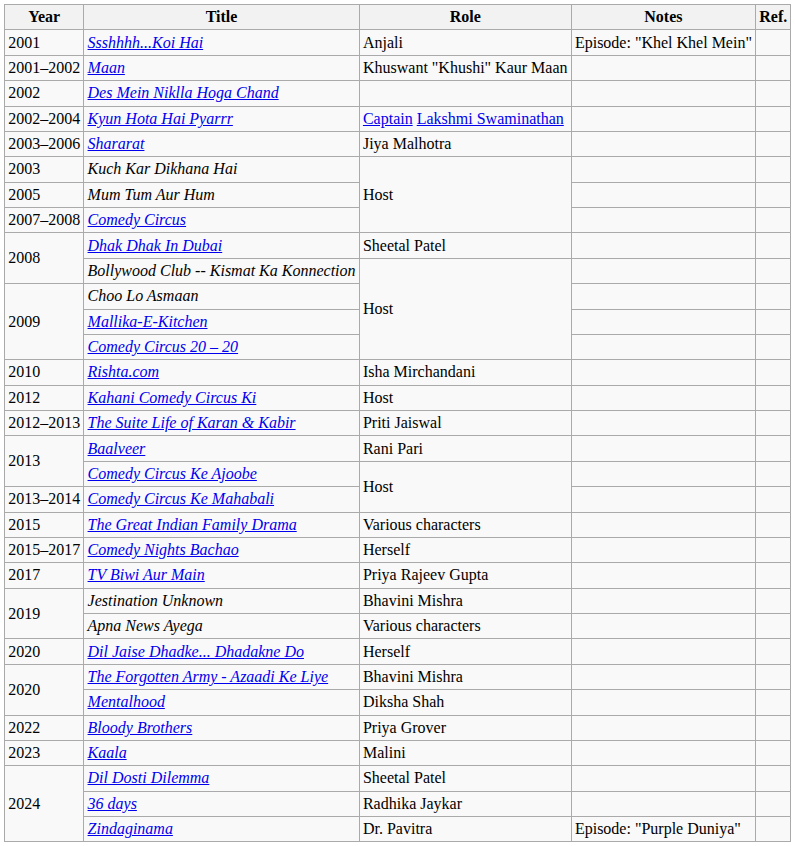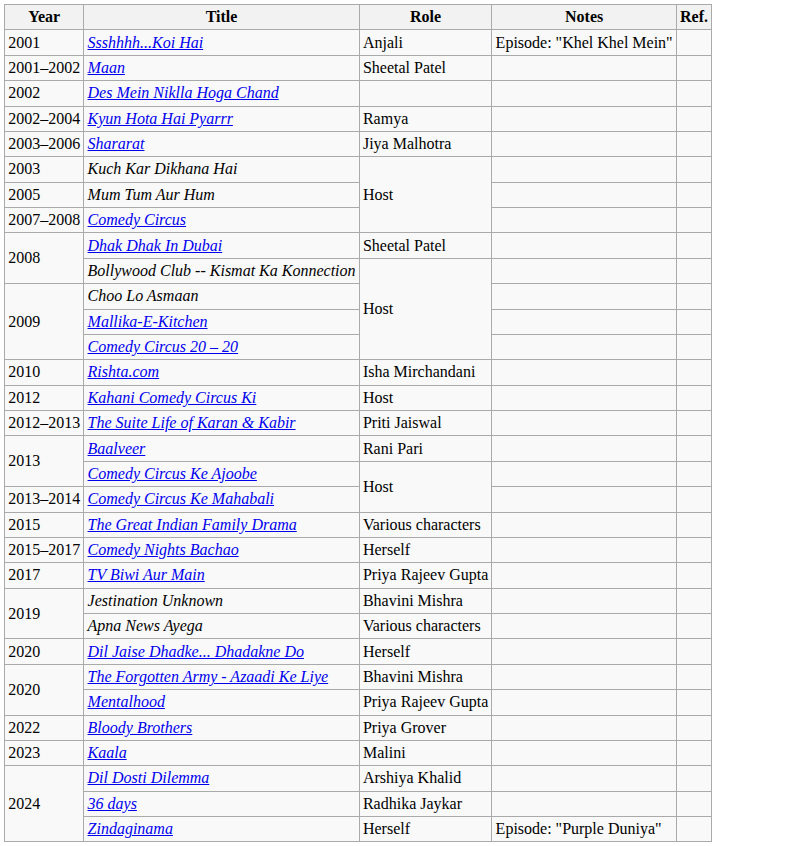(465, 67) Khuswant "Khushi" Kaur Maan -> (404, 67) Sheetal Patel
(463, 118) Captain Lakshmi Swaminathan -> (386, 118) Ramya
(404, 702) Diksha Shah -> (426, 702) Priya Rajeev Gupta
(404, 778) Sheetal Patel -> (412, 778) Arshiya Khalid
(398, 829) Dr. Pavitra -> (386, 829) Herself
